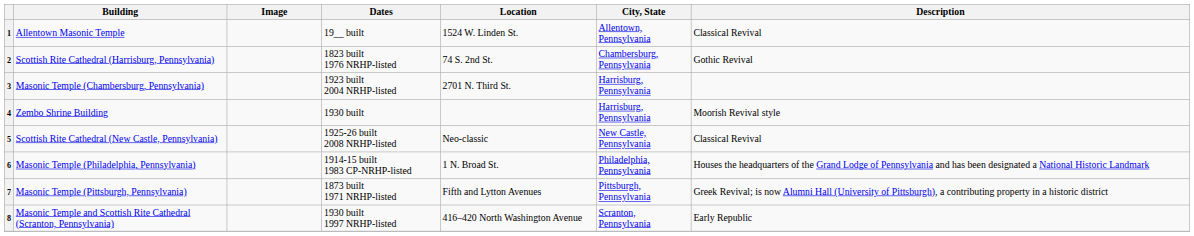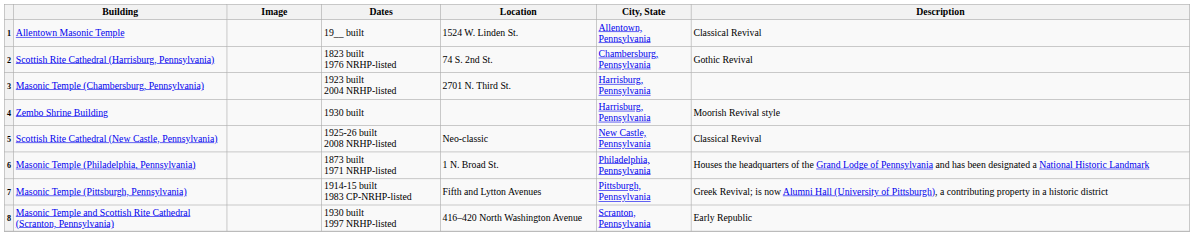(368, 165) 1914-15 built 1983 CP-NRHP-listed -> (360, 165) 1873 built 1971 NRHP-listed
(360, 191) 1873 built 1971 NRHP-listed -> (368, 191) 1914-15 built 1983 CP-NRHP-listed
